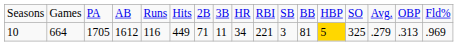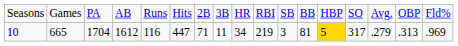(58, 31) 664 -> (58, 31) 665
(98, 31) 1705 -> (98, 31) 1704
(181, 31) 449 -> (181, 31) 447
(264, 31) 221 -> (264, 31) 219
(357, 31) 325 -> (357, 31) 317
